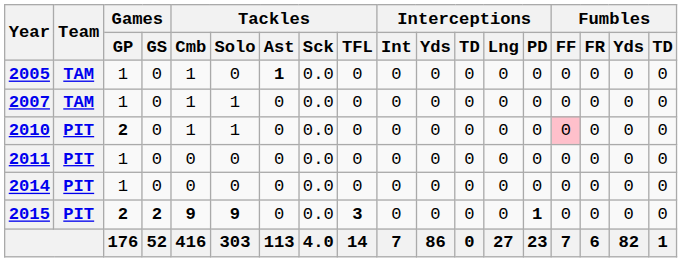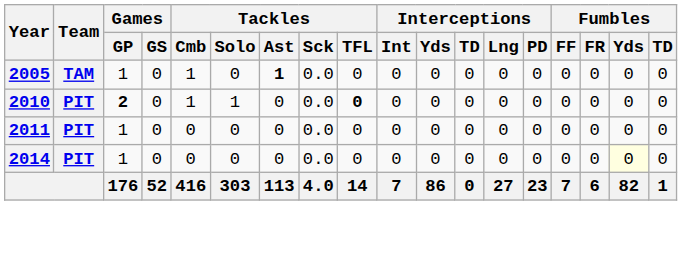- row: (29, 103)
(357, 131) normal -> (357, 103) bold
(566, 131) pink background -> (566, 103) no background
(629, 186) no background -> (629, 158) lightyellow background
- row: (29, 214)
